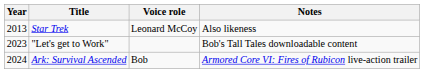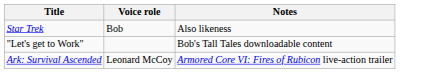- column: (17, 12)
(164, 28) Leonard McCoy -> (115, 28) Bob
(139, 60) Bob -> (139, 60) Leonard McCoy
